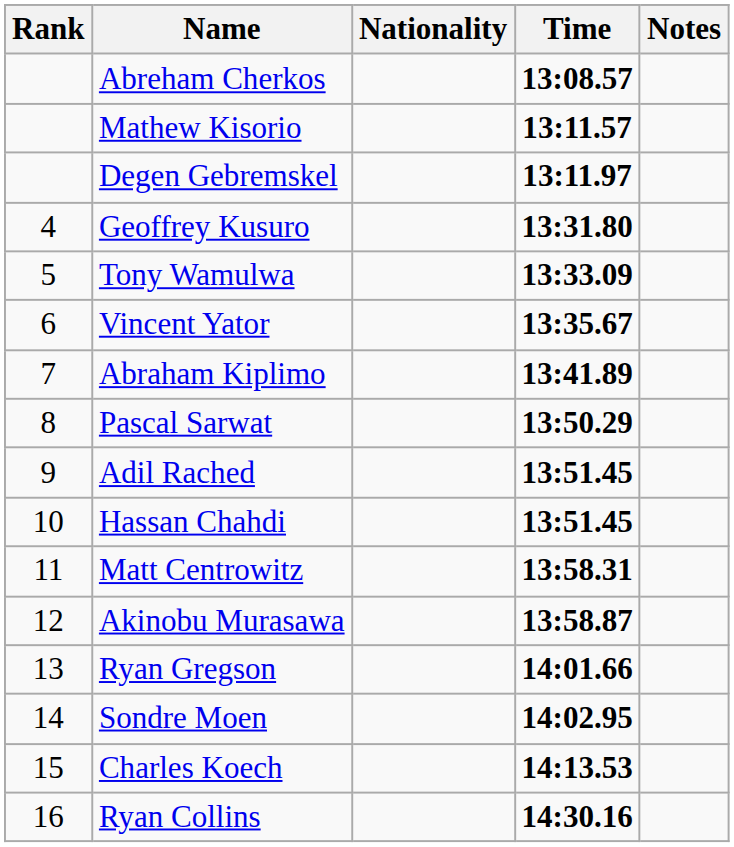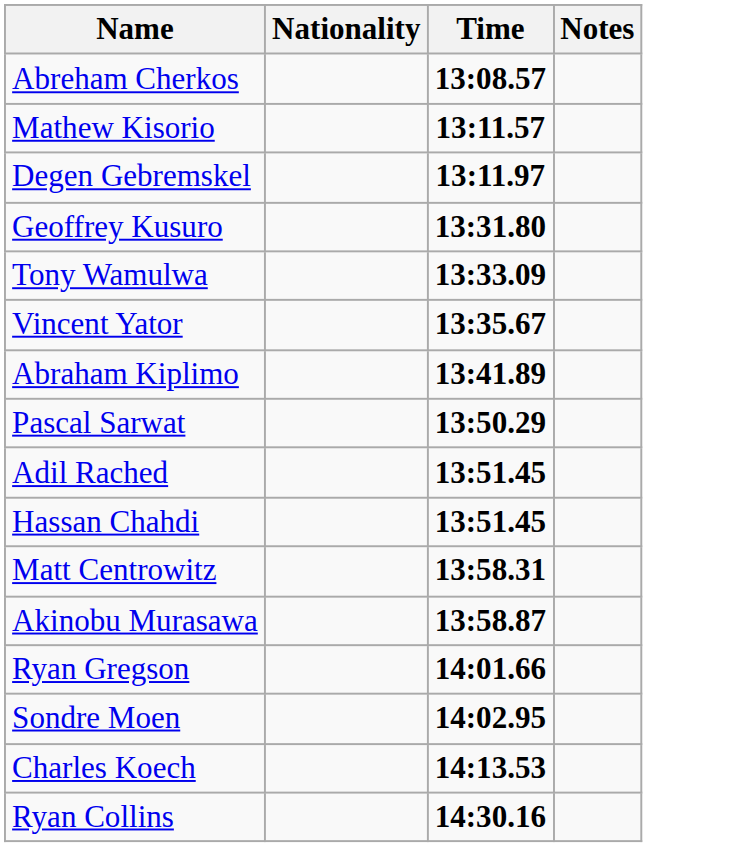- column: (48, 29)
